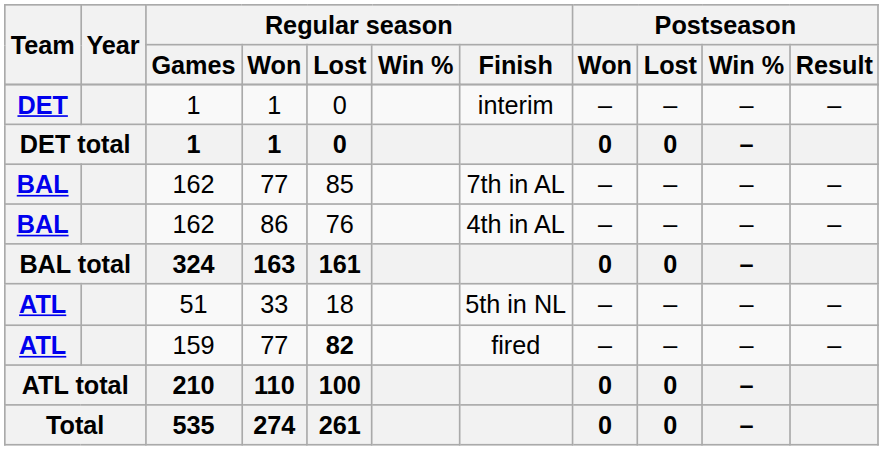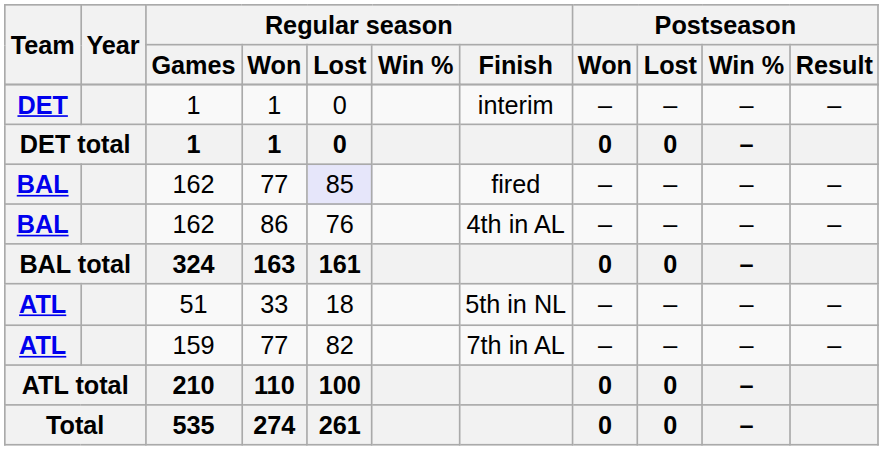(340, 185) no background -> (340, 185) lavender background
(516, 185) 7th in AL -> (516, 185) fired
(340, 345) bold -> (340, 345) normal
(516, 345) fired -> (516, 345) 7th in AL
